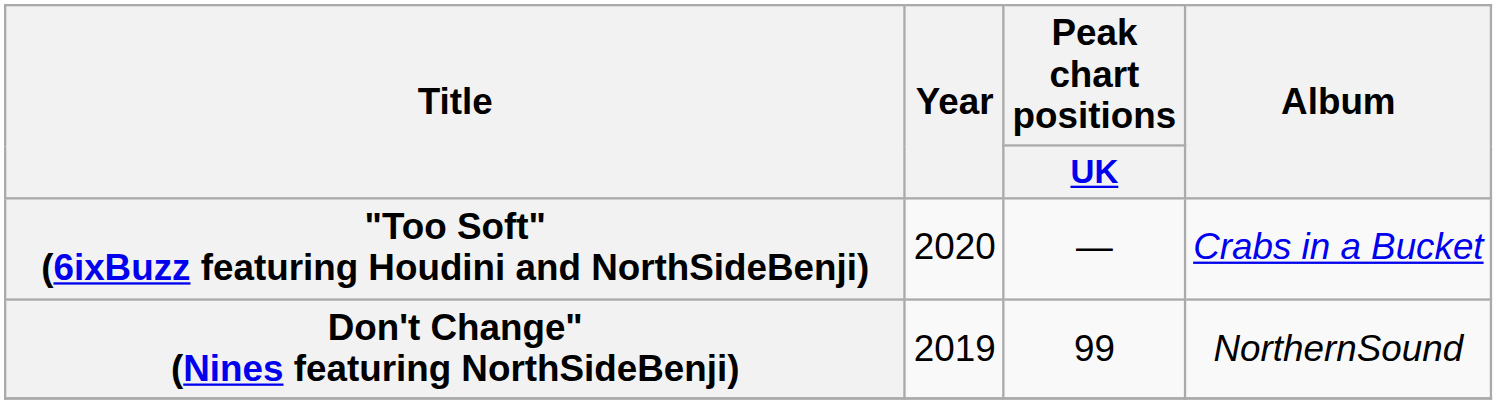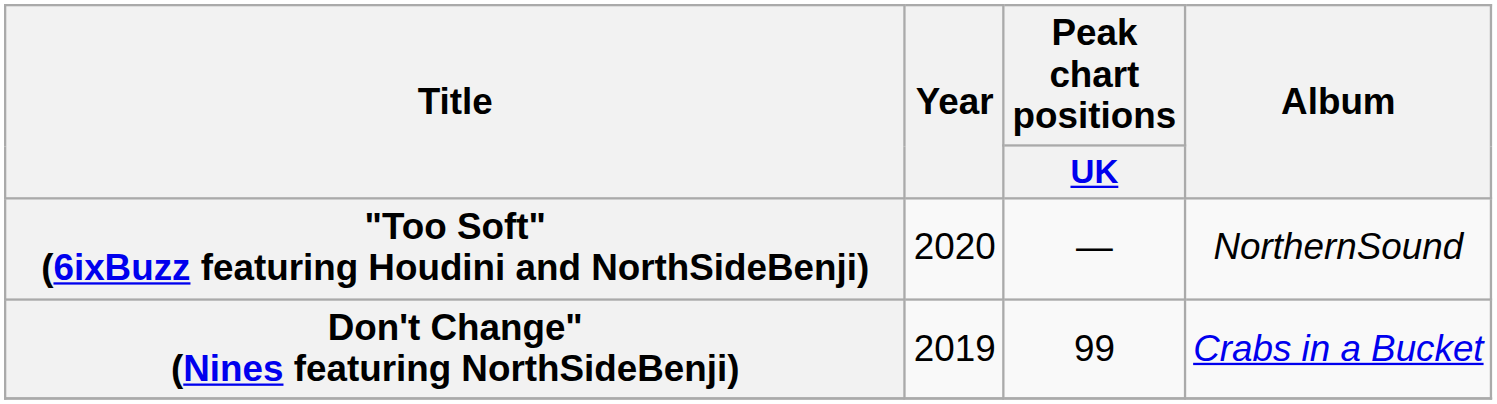(1338, 247) Crabs in a Bucket -> (1338, 247) NorthernSound
(1338, 347) NorthernSound -> (1338, 347) Crabs in a Bucket
